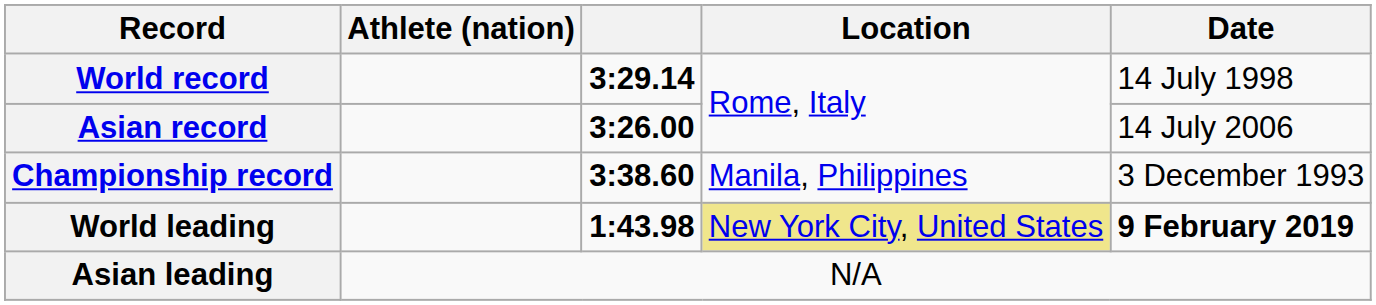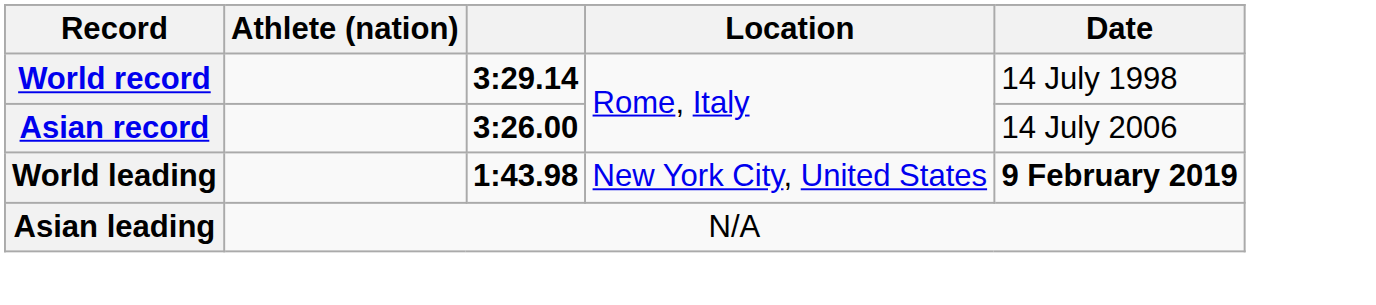- row: (173, 176)
(906, 226) khaki background -> (790, 176) no background
